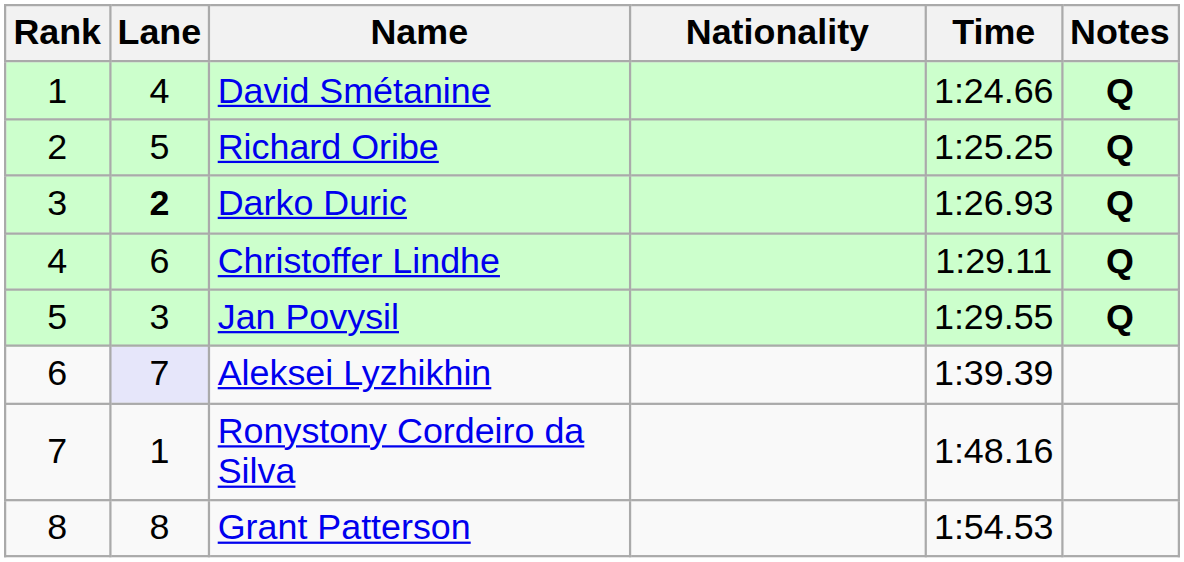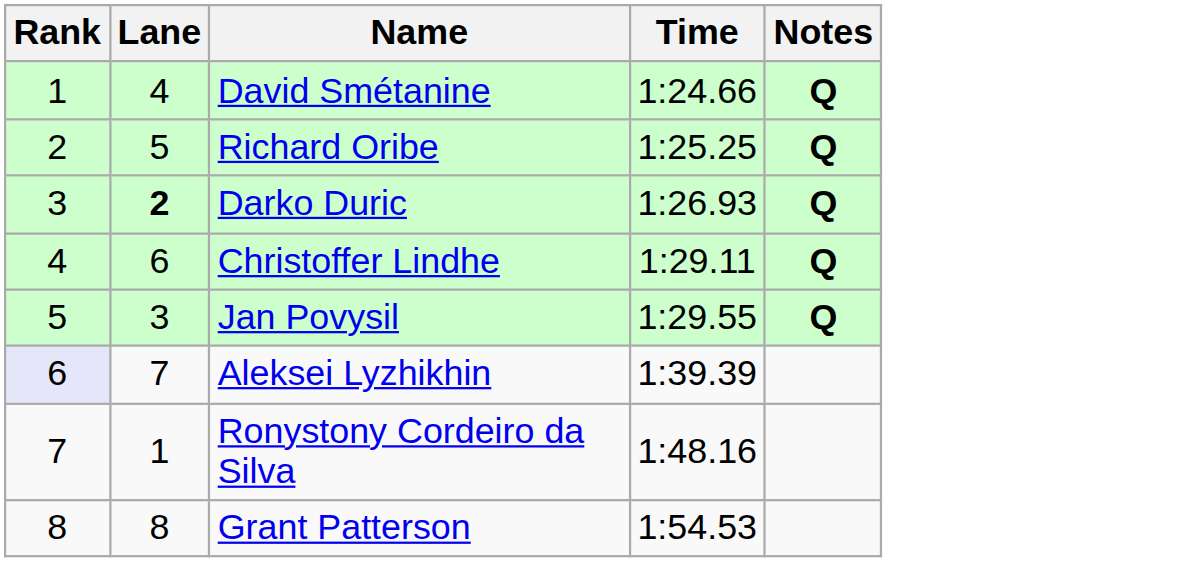- column: (777, 32)
(57, 373) no background -> (57, 373) lavender background
(159, 373) lavender background -> (159, 373) no background
